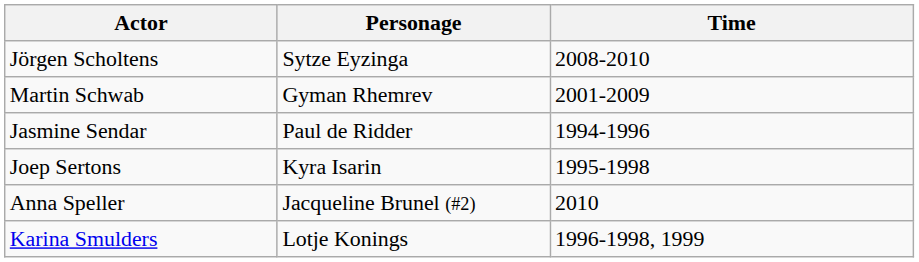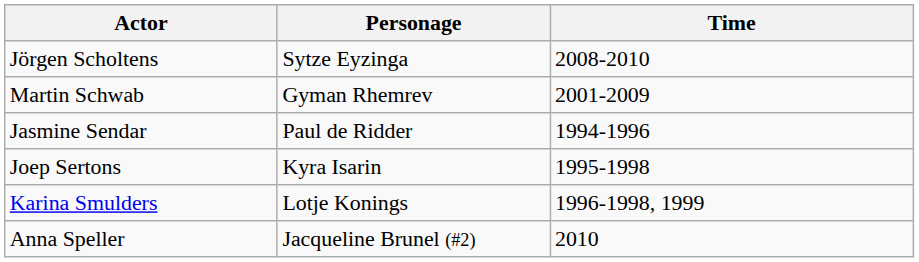rows swapped: (84, 239) <-> (67, 203)
